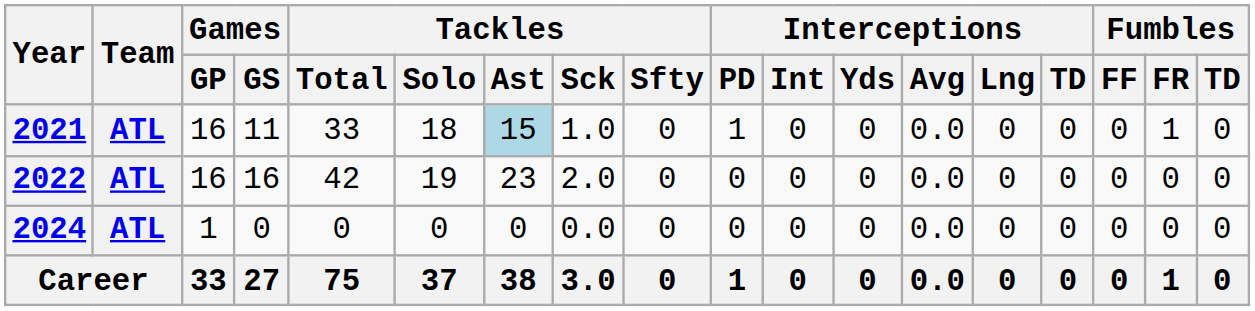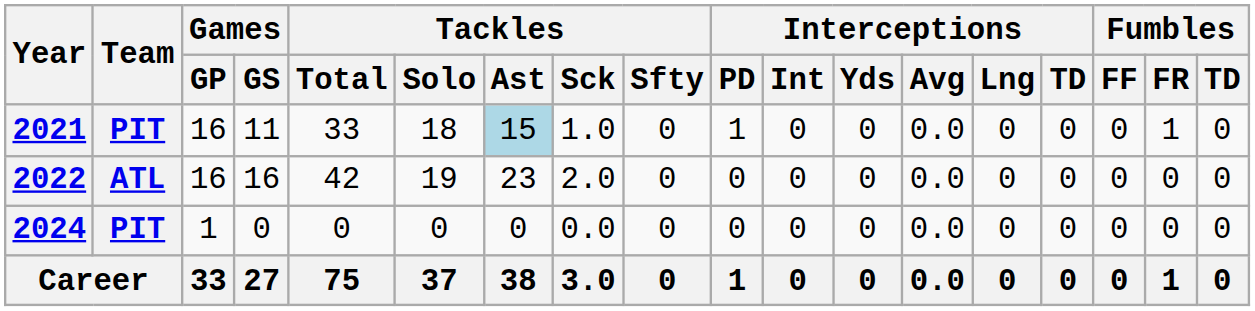(138, 130) ATL -> (138, 130) PIT
(138, 230) ATL -> (138, 230) PIT
